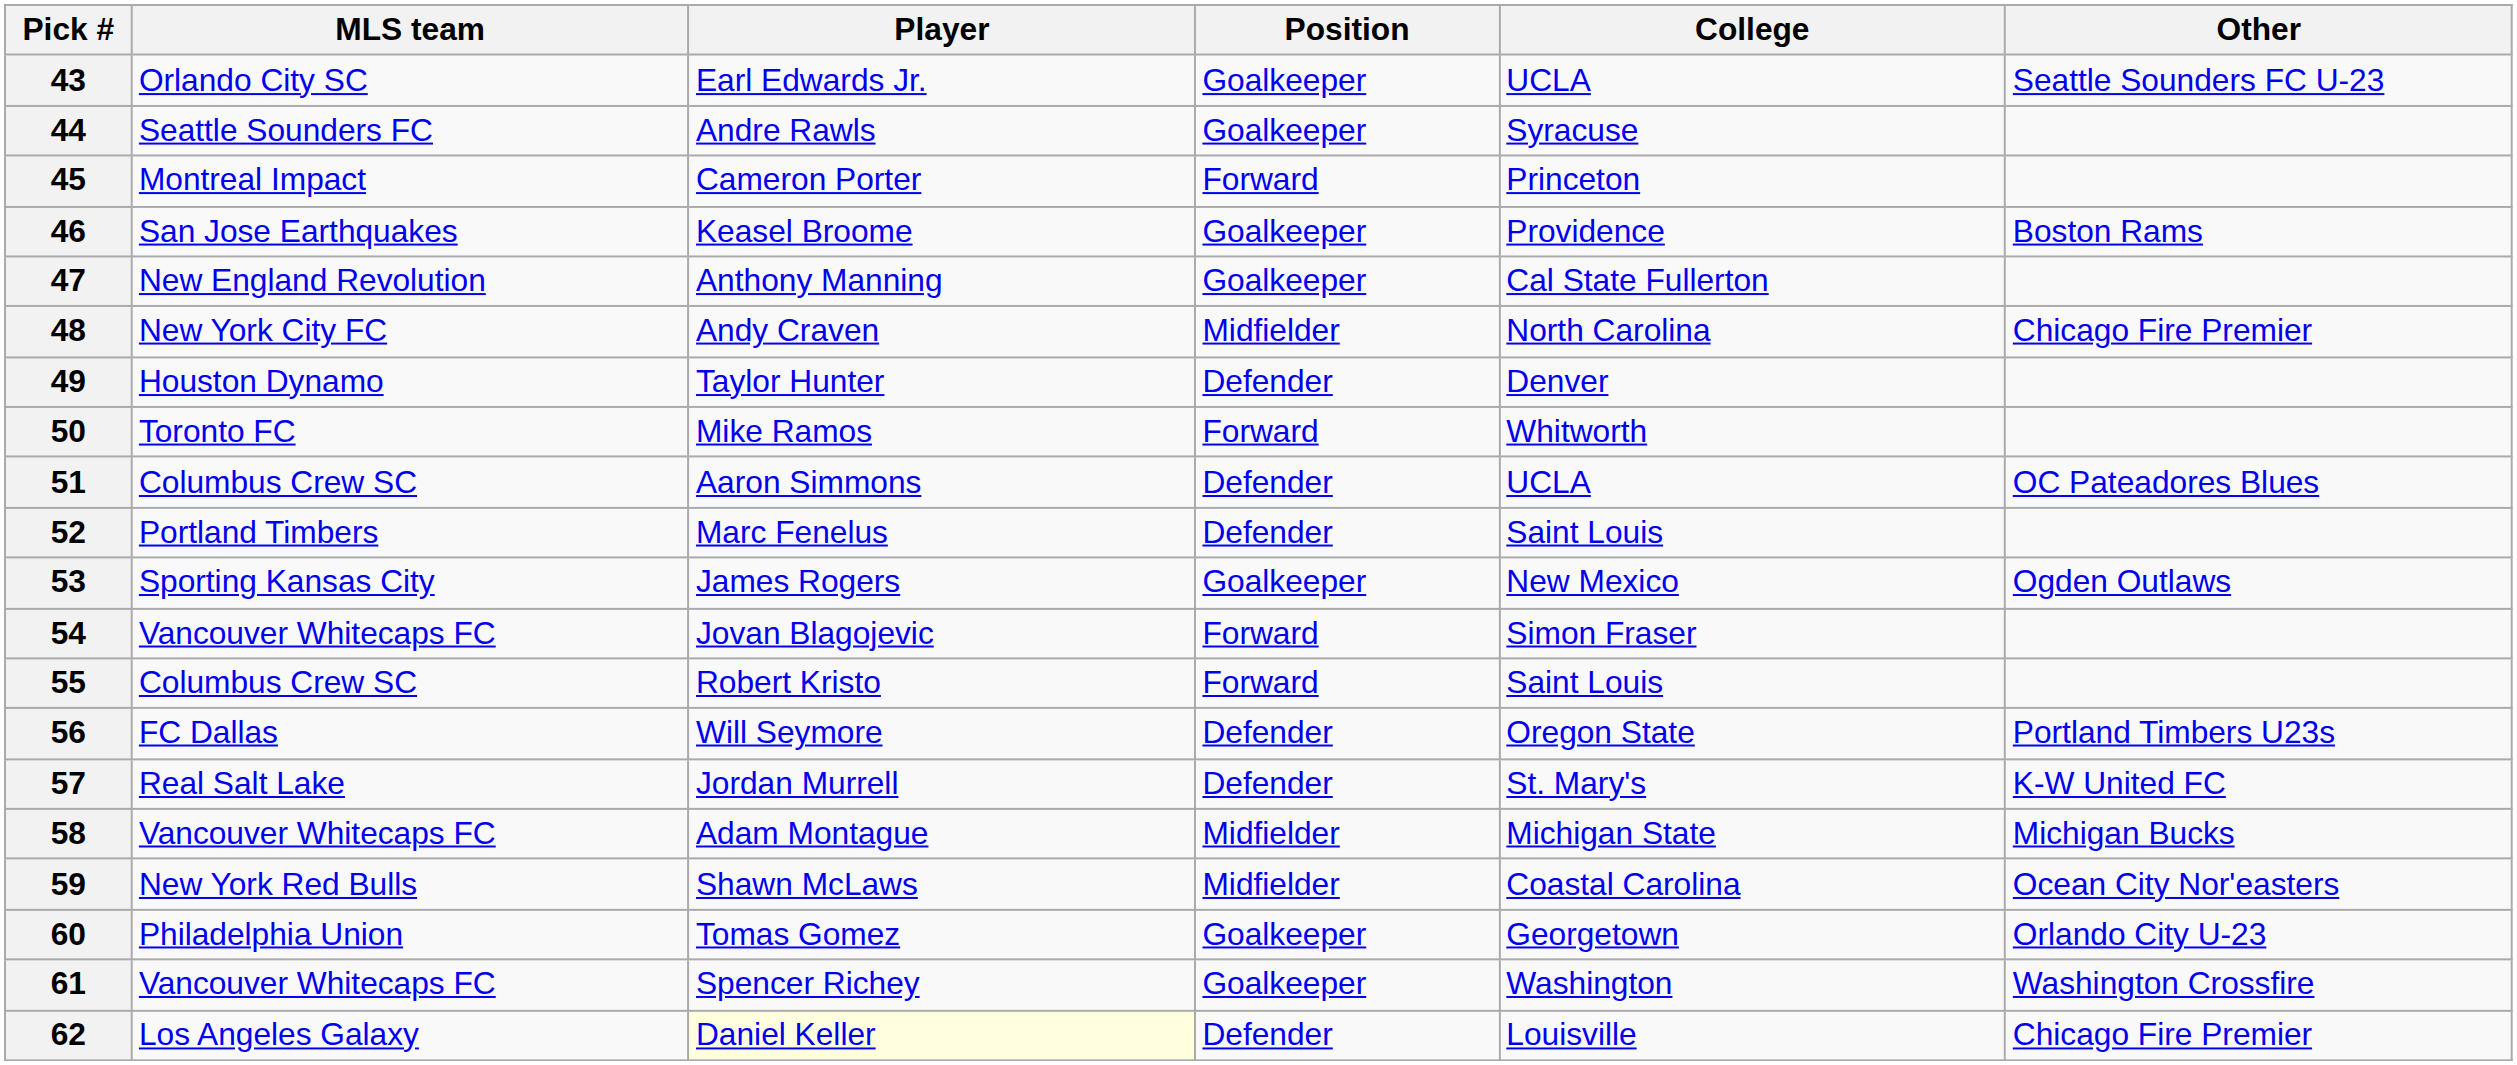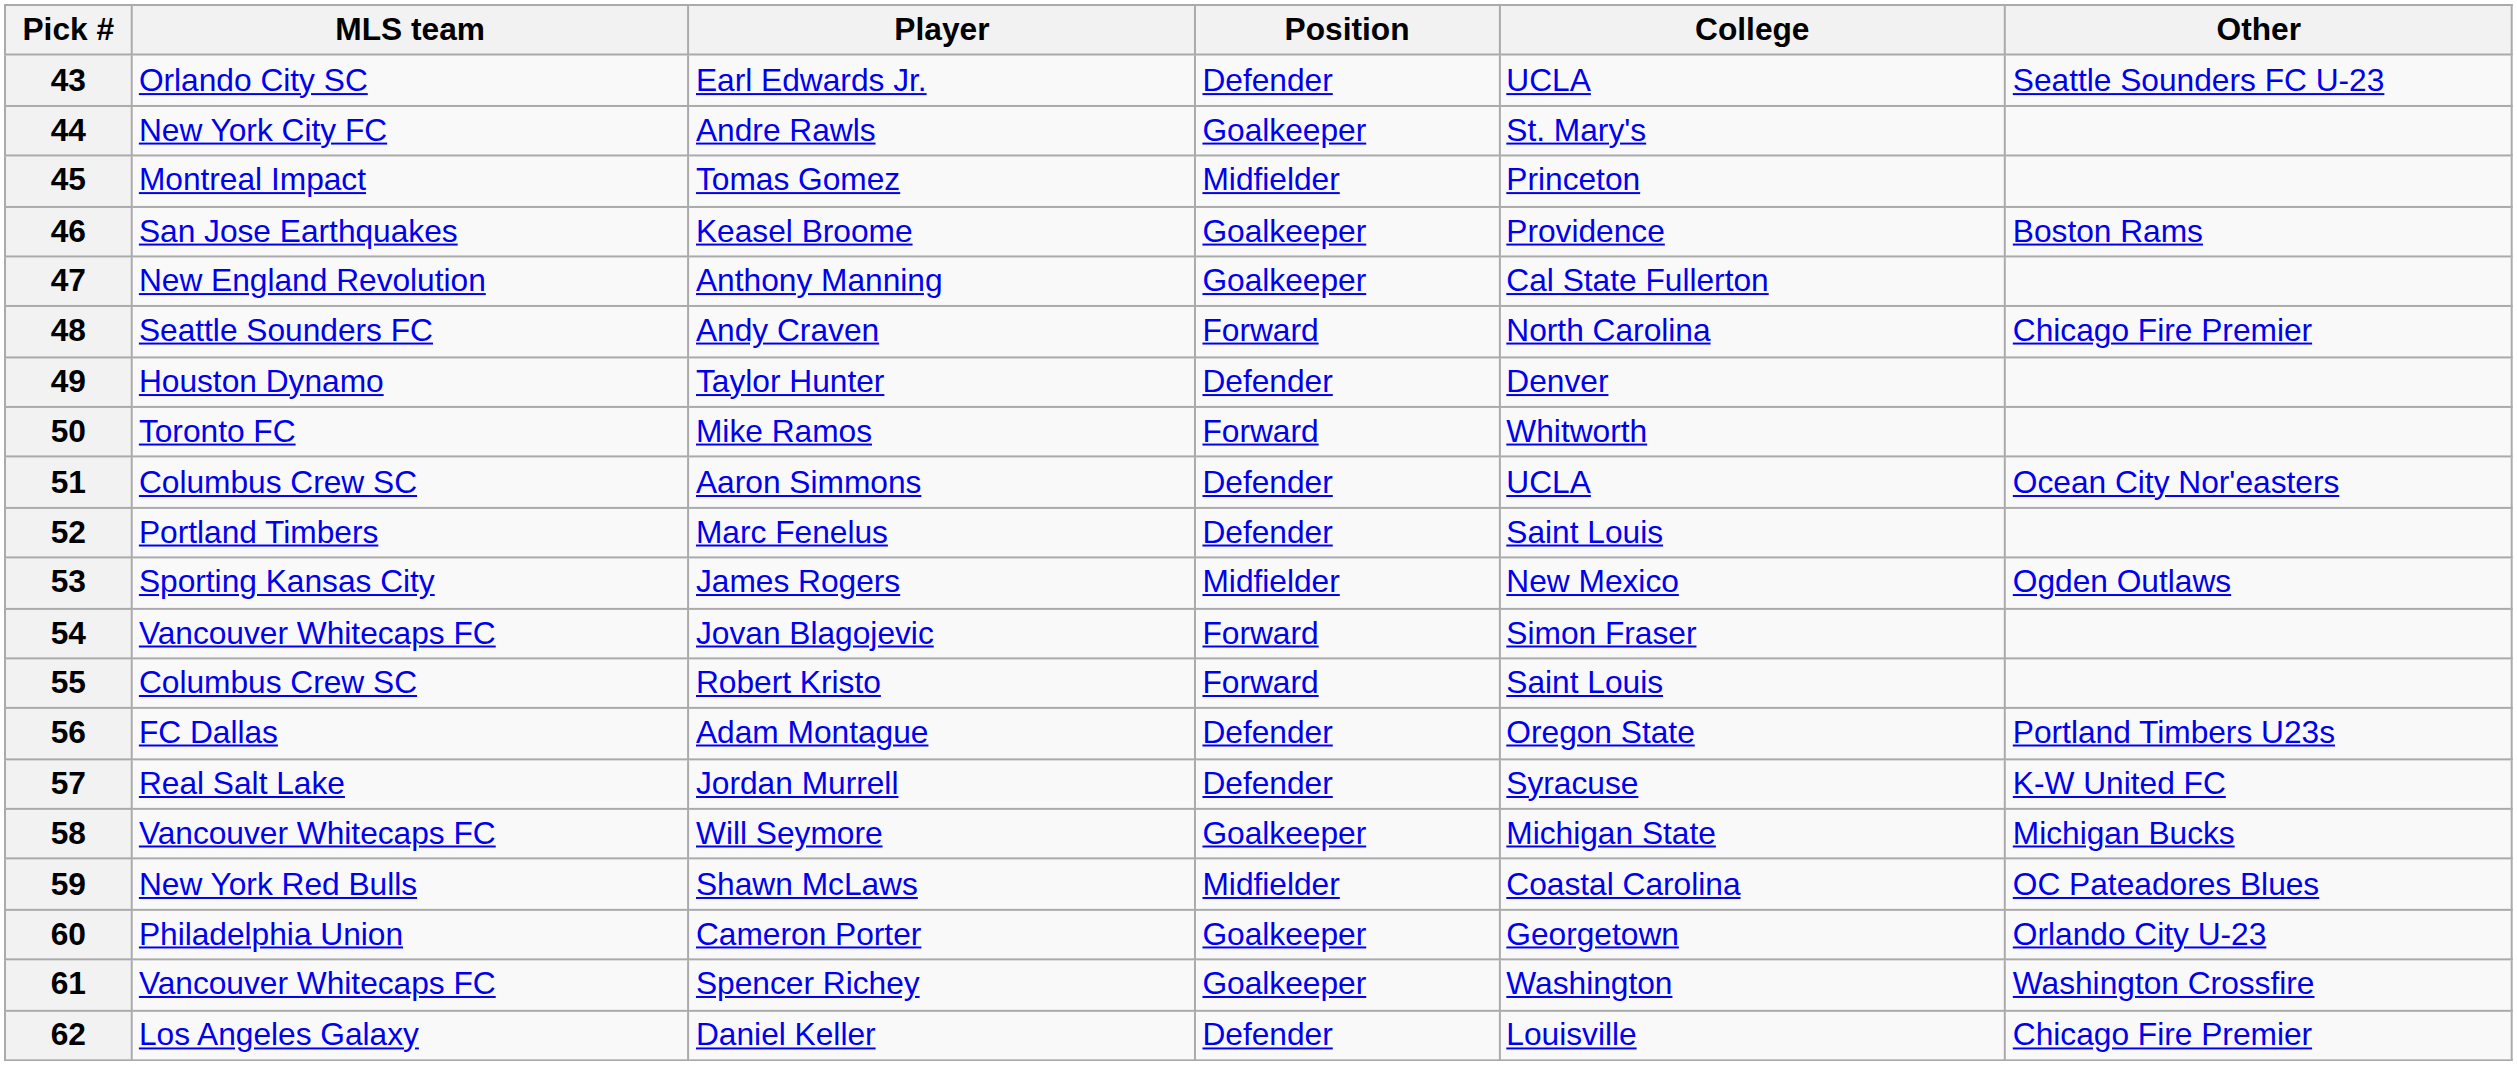(1284, 79) Goalkeeper -> (1268, 79) Defender
(286, 130) Seattle Sounders FC -> (263, 130) New York City FC
(1572, 130) Syracuse -> (1576, 130) St. Mary's
(809, 180) Cameron Porter -> (798, 180) Tomas Gomez
(1261, 180) Forward -> (1271, 180) Midfielder
(263, 331) New York City FC -> (286, 331) Seattle Sounders FC
(1271, 331) Midfielder -> (1261, 331) Forward
(2166, 481) OC Pateadores Blues -> (2176, 481) Ocean City Nor'easters
(1284, 582) Goalkeeper -> (1271, 582) Midfielder
(789, 733) Will Seymore -> (812, 733) Adam Montague
(1576, 783) St. Mary's -> (1572, 783) Syracuse
(812, 833) Adam Montague -> (789, 833) Will Seymore
(1271, 833) Midfielder -> (1284, 833) Goalkeeper
(2176, 883) Ocean City Nor'easters -> (2166, 883) OC Pateadores Blues
(798, 933) Tomas Gomez -> (809, 933) Cameron Porter
(786, 1034) lightyellow background -> (786, 1034) no background
